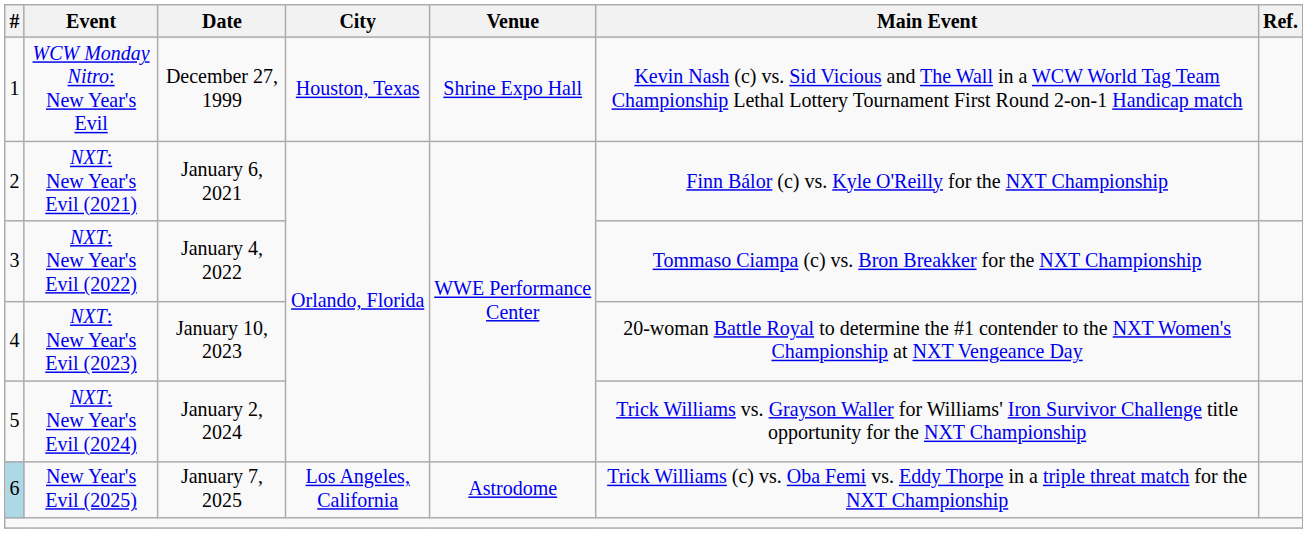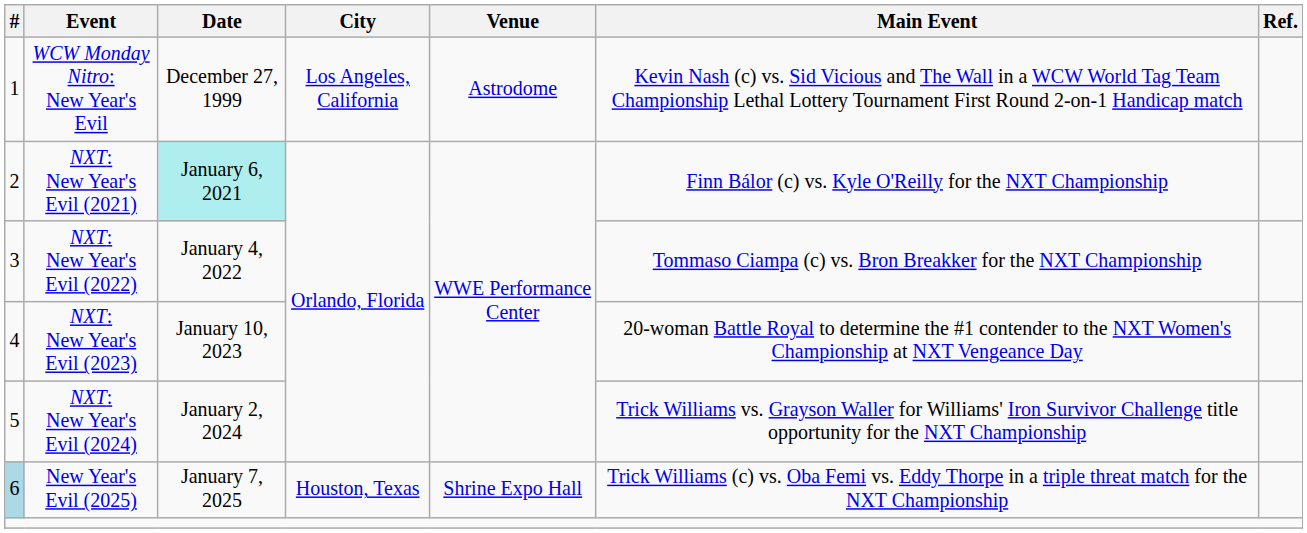(358, 88) Houston, Texas -> (358, 88) Los Angeles, California
(513, 88) Shrine Expo Hall -> (513, 88) Astrodome
(222, 180) no background -> (222, 180) paleturquoise background
(358, 488) Los Angeles, California -> (358, 488) Houston, Texas
(513, 488) Astrodome -> (513, 488) Shrine Expo Hall
